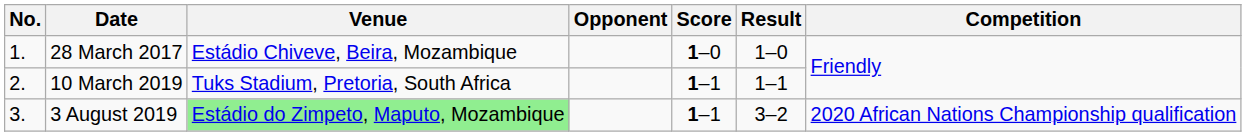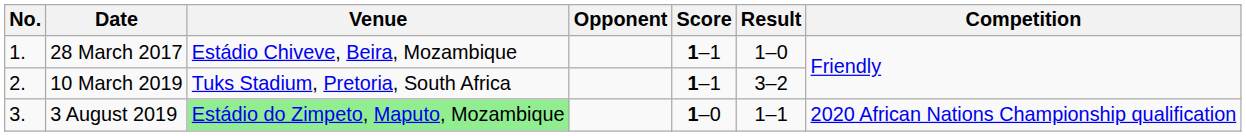(704, 51) 1–0 -> (704, 51) 1–1
(771, 83) 1–1 -> (771, 83) 3–2
(704, 114) 1–1 -> (704, 114) 1–0
(771, 114) 3–2 -> (771, 114) 1–1
